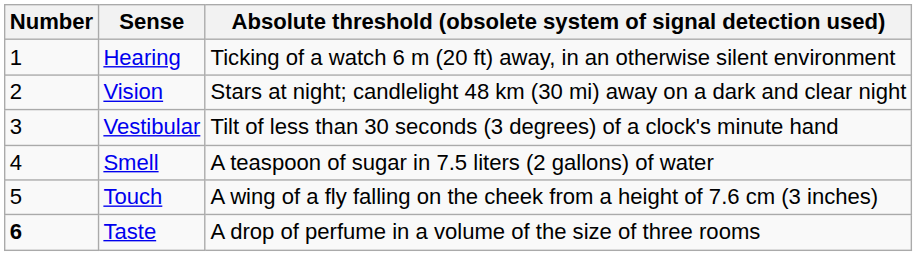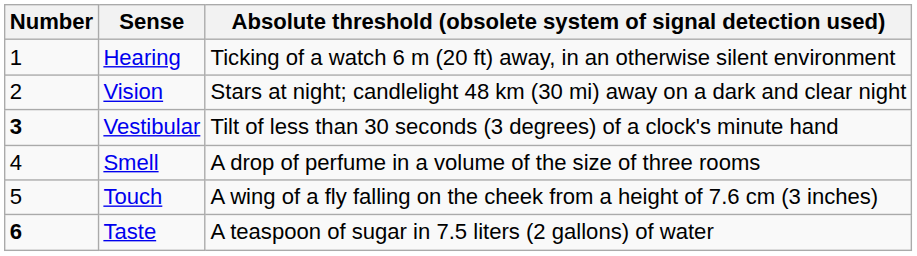(16, 127) normal -> (16, 127) bold
(462, 162) A teaspoon of sugar in 7.5 liters (2 gallons) of water -> (485, 162) A drop of perfume in a volume of the size of three rooms
(485, 232) A drop of perfume in a volume of the size of three rooms -> (462, 232) A teaspoon of sugar in 7.5 liters (2 gallons) of water
